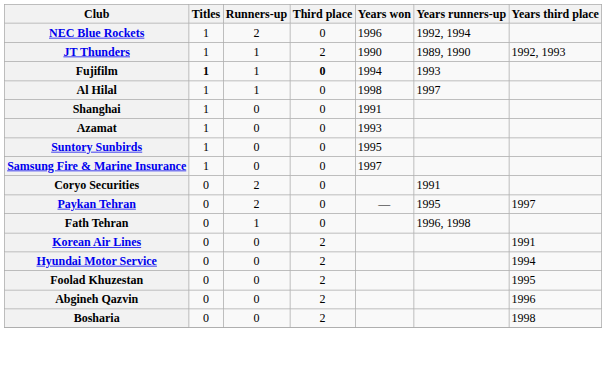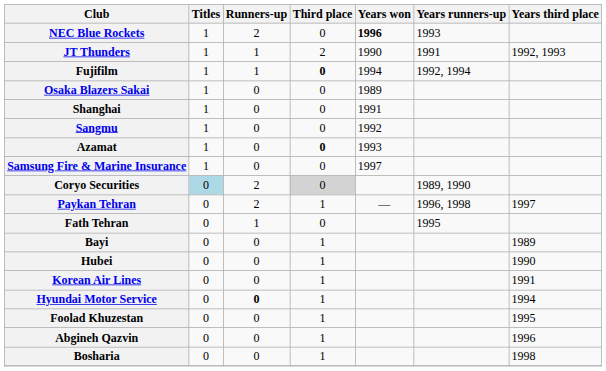(370, 33) normal -> (370, 33) bold
(443, 33) 1992, 1994 -> (428, 33) 1993
(443, 52) 1989, 1990 -> (428, 52) 1991
(206, 71) bold -> (206, 71) normal
(428, 71) 1993 -> (443, 71) 1992, 1994
- row: (97, 90)
+ row: (97, 90)
+ row: (97, 128)
(322, 128) normal -> (322, 147) bold
- row: (97, 147)
(206, 185) no background -> (206, 185) lightblue background
(322, 185) no background -> (322, 185) lightgrey background
(428, 185) 1991 -> (443, 185) 1989, 1990
(322, 204) 0 -> (322, 204) 1
(428, 204) 1995 -> (443, 204) 1996, 1998
(443, 223) 1996, 1998 -> (428, 223) 1995
+ row: (97, 242)
+ row: (97, 261)
(322, 242) 2 -> (322, 280) 1
(256, 261) normal -> (256, 299) bold
(322, 261) 2 -> (322, 299) 1
(322, 280) 2 -> (322, 318) 1
(322, 299) 2 -> (322, 337) 1
(322, 318) 2 -> (322, 356) 1
